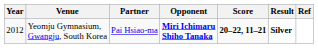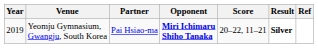(15, 31) 2012 -> (15, 31) 2019
(243, 31) bold -> (243, 31) normal
